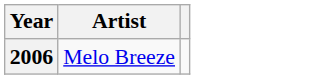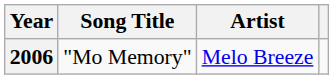+ column: (127, 21)
